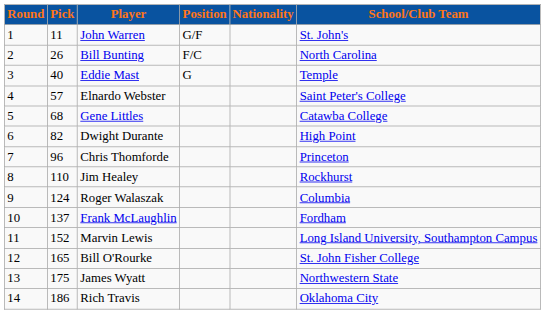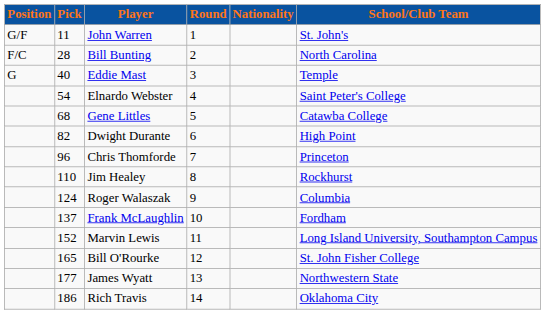columns swapped: (26, 14) <-> (205, 14)
(57, 55) 26 -> (64, 55) 28
(57, 95) 57 -> (64, 95) 54
(60, 278) 175 -> (67, 278) 177
